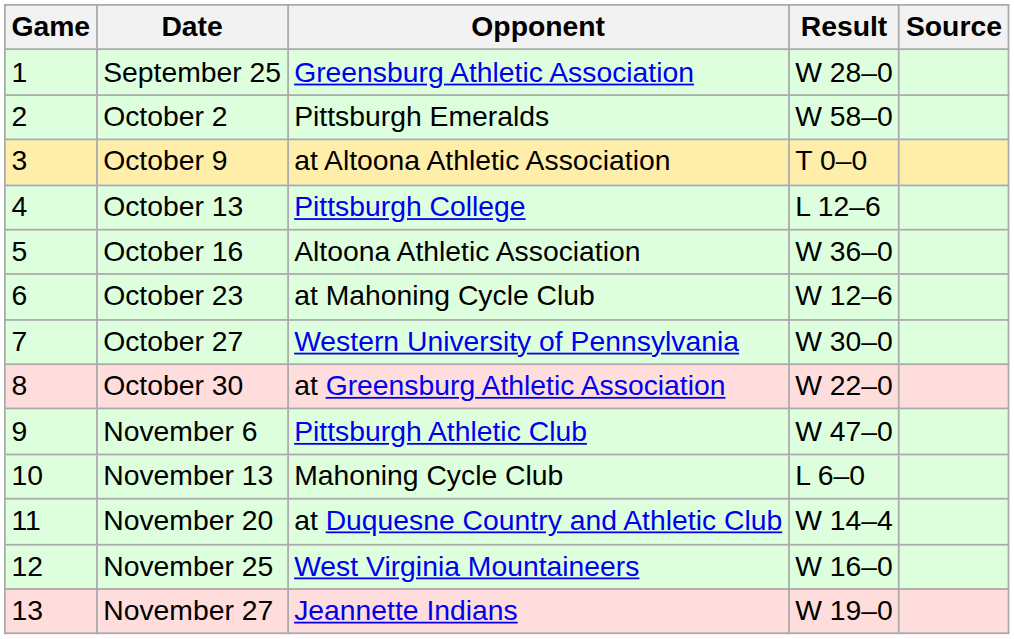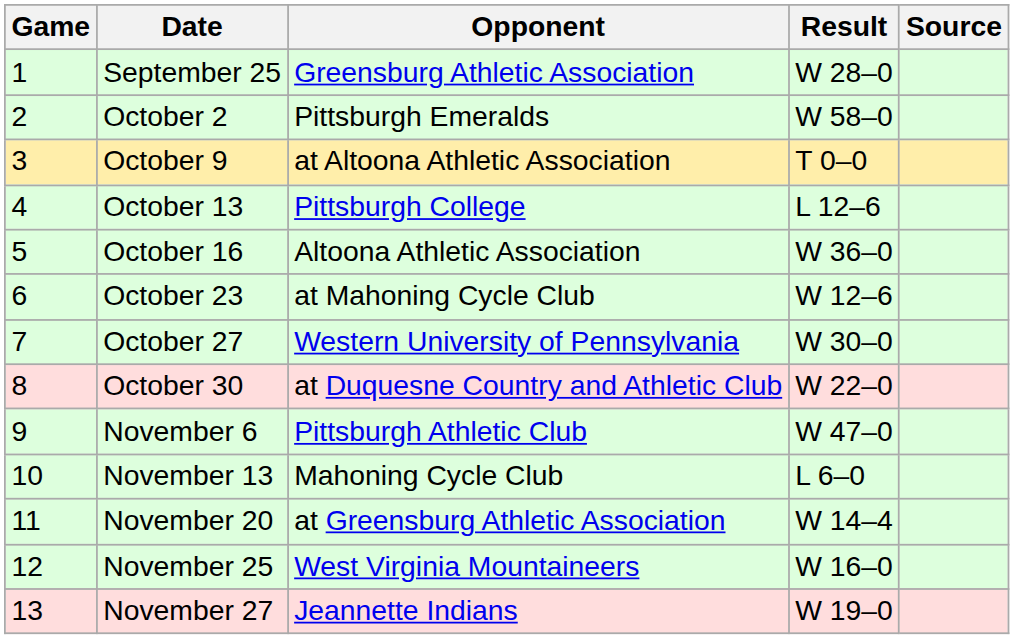(510, 386) at Greensburg Athletic Association -> (538, 386) at Duquesne Country and Athletic Club
(538, 521) at Duquesne Country and Athletic Club -> (510, 521) at Greensburg Athletic Association
